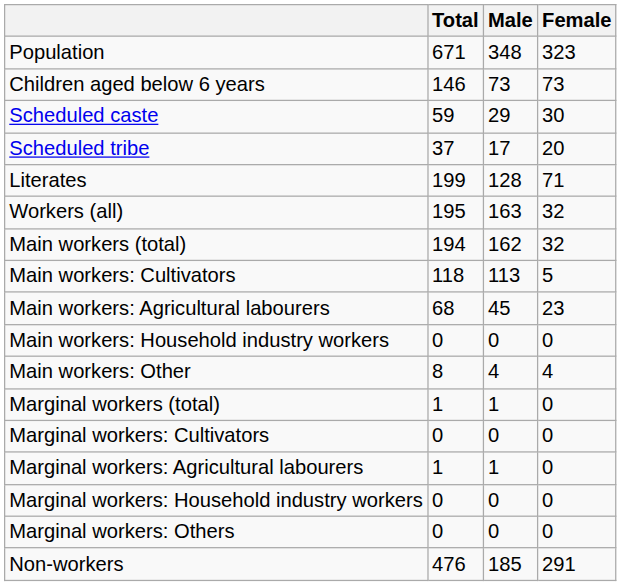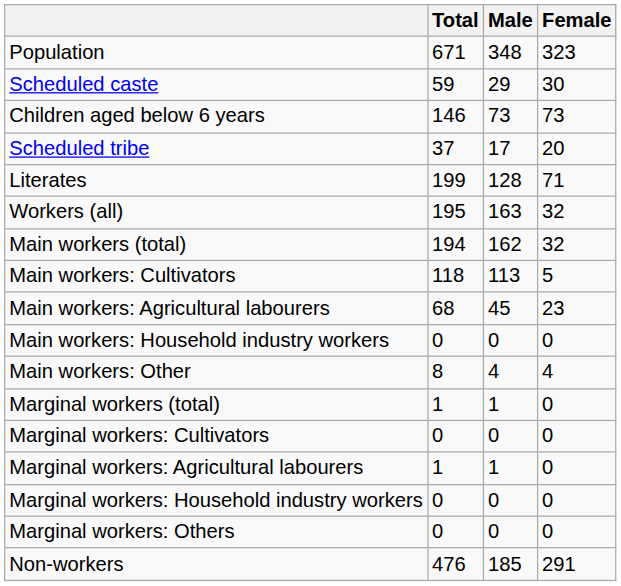rows swapped: (137, 84) <-> (84, 116)
